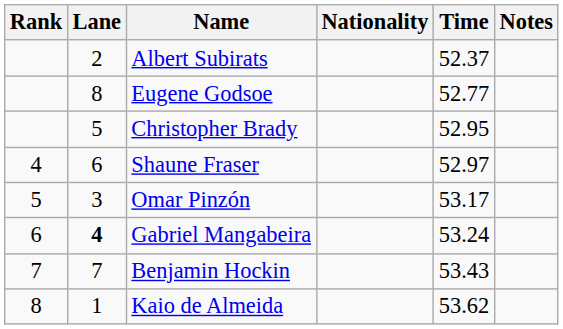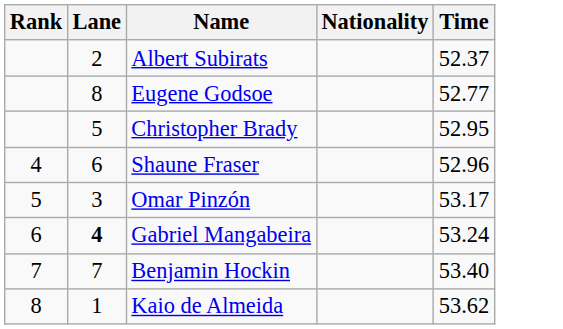- column: (526, 22)
(464, 164) 52.97 -> (464, 164) 52.96
(464, 270) 53.43 -> (464, 270) 53.40
